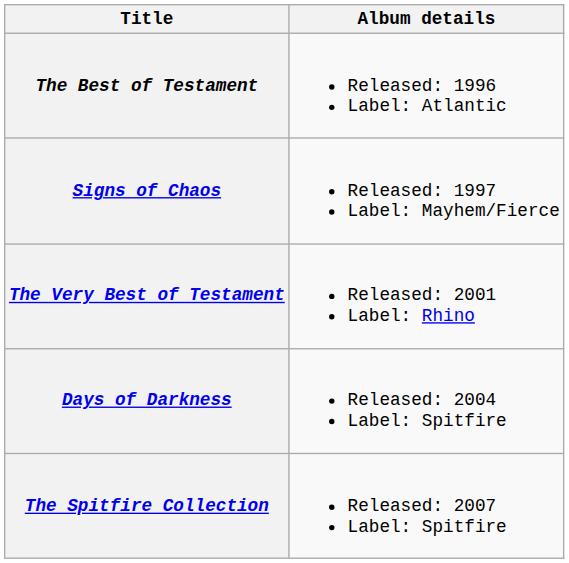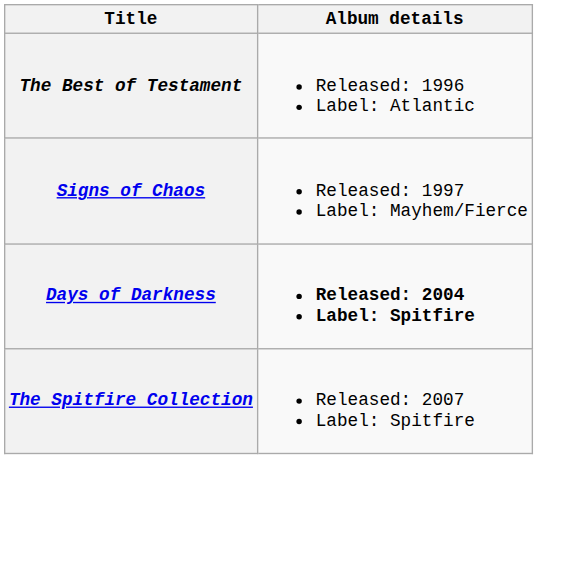- row: (147, 296)
(426, 411) normal -> (395, 306) bold
